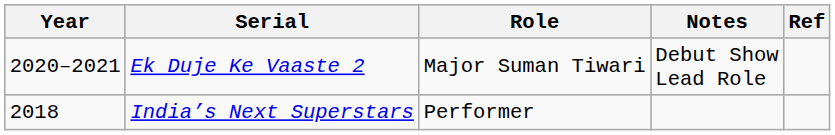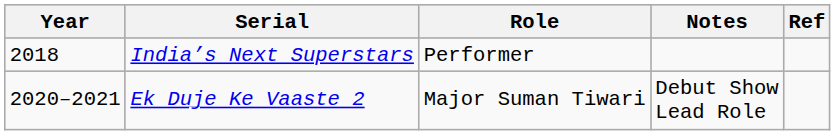rows swapped: (272, 112) <-> (248, 67)
